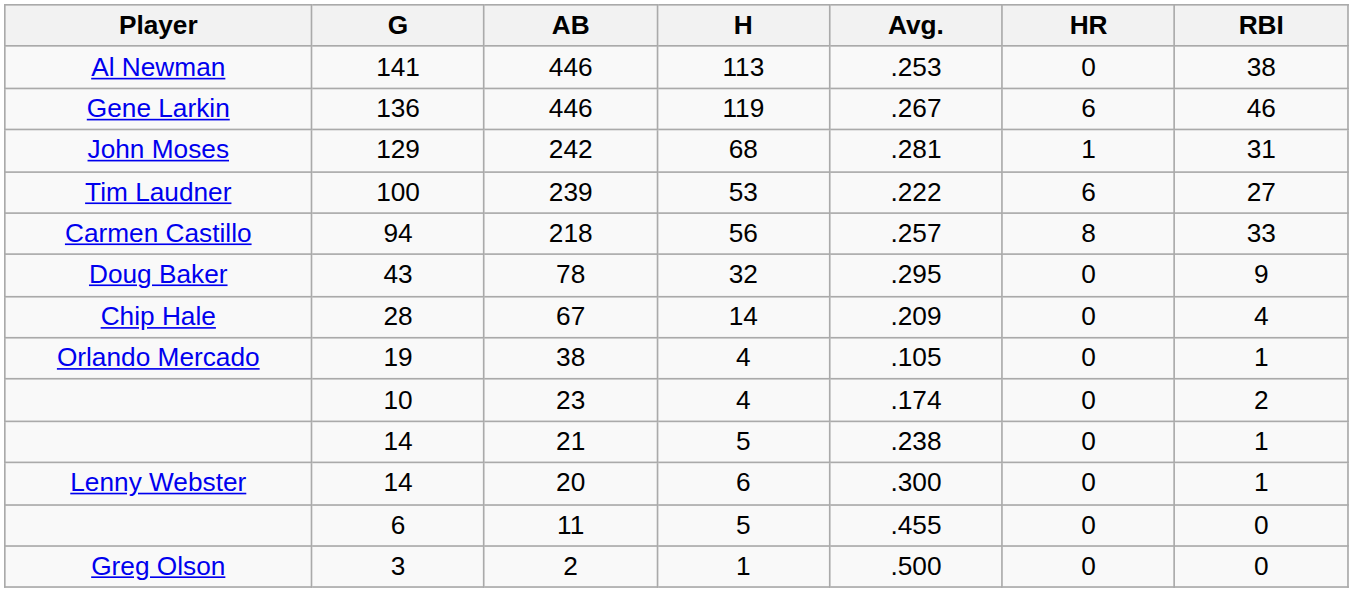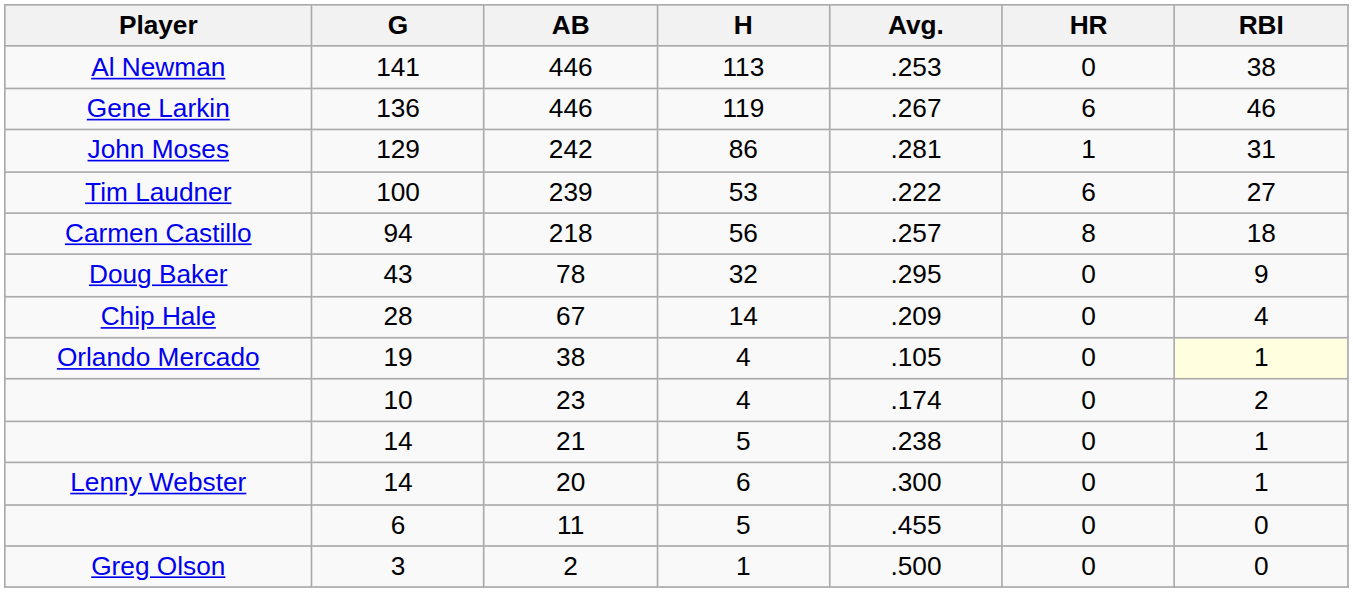(743, 150) 68 -> (743, 150) 86
(1261, 233) 33 -> (1261, 233) 18
(1261, 358) no background -> (1261, 358) lightyellow background
